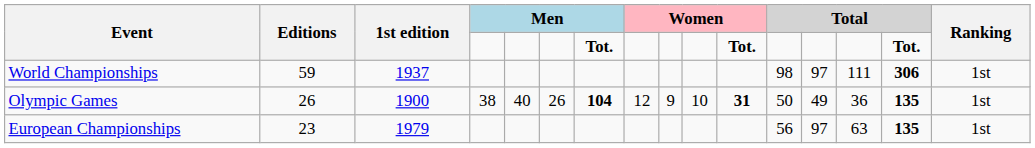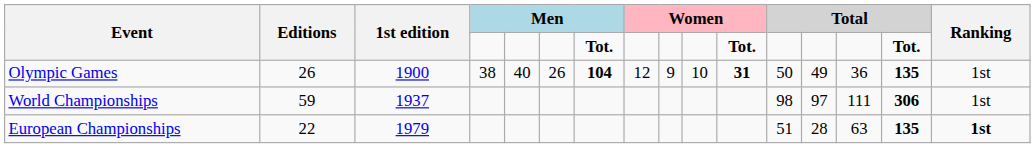rows swapped: (63, 101) <-> (83, 73)
(307, 128) 23 -> (307, 128) 22
(785, 128) 56 -> (785, 128) 51
(819, 128) 97 -> (819, 128) 28
(981, 128) normal -> (981, 128) bold
